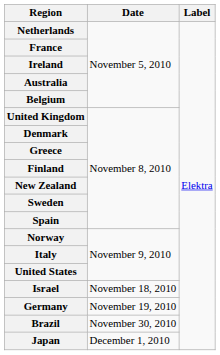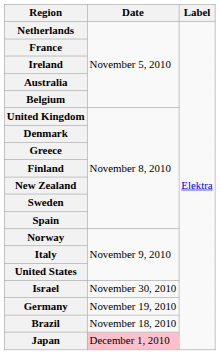(133, 289) November 18, 2010 -> (133, 289) November 30, 2010
(133, 323) November 30, 2010 -> (133, 323) November 18, 2010
(130, 340) no background -> (130, 340) pink background
